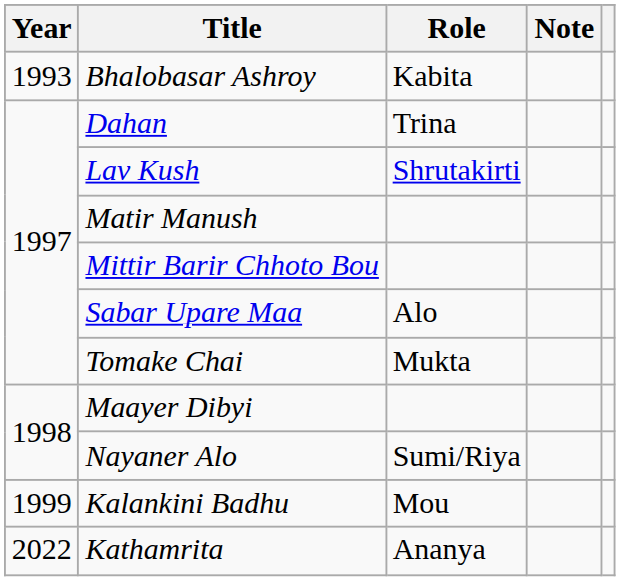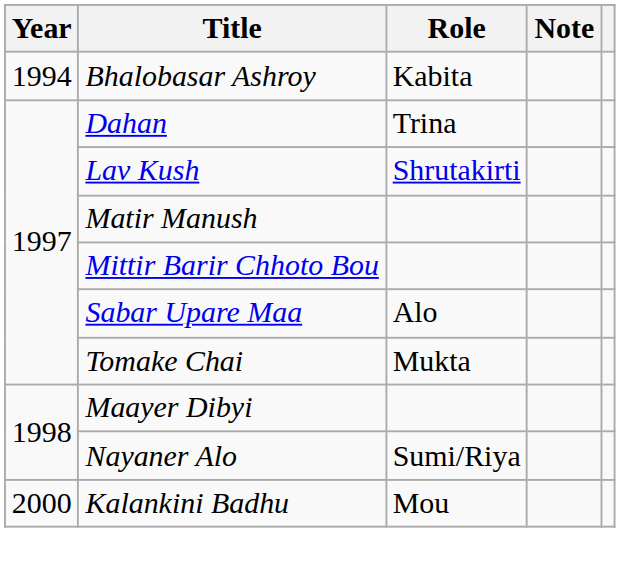(42, 75) 1993 -> (42, 75) 1994
(42, 502) 1999 -> (42, 502) 2000
- row: (154, 550)
